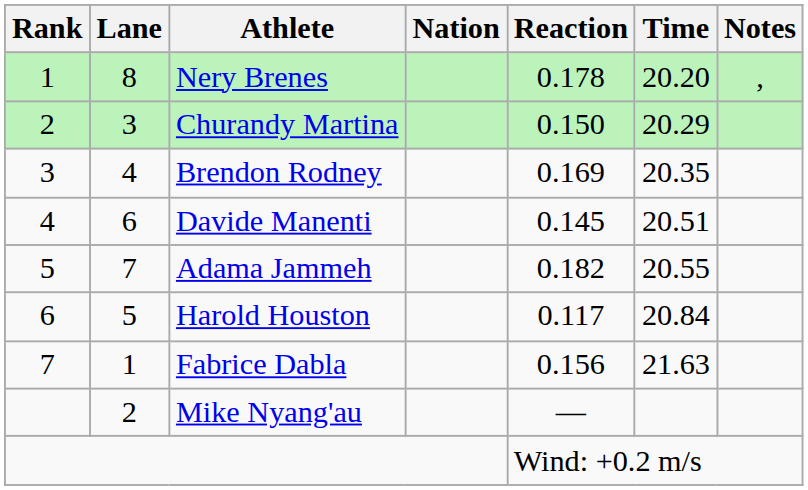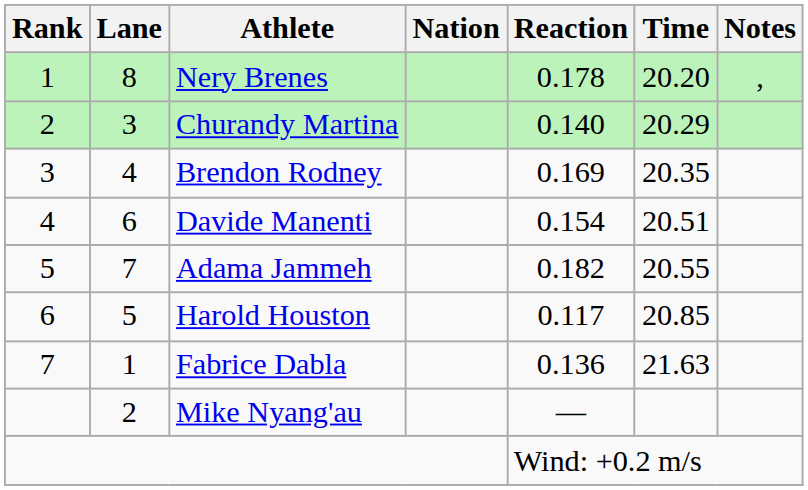(571, 124) 0.150 -> (571, 124) 0.140
(571, 220) 0.145 -> (571, 220) 0.154
(676, 316) 20.84 -> (676, 316) 20.85
(571, 364) 0.156 -> (571, 364) 0.136
